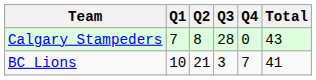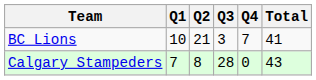rows swapped: (42, 63) <-> (85, 40)
